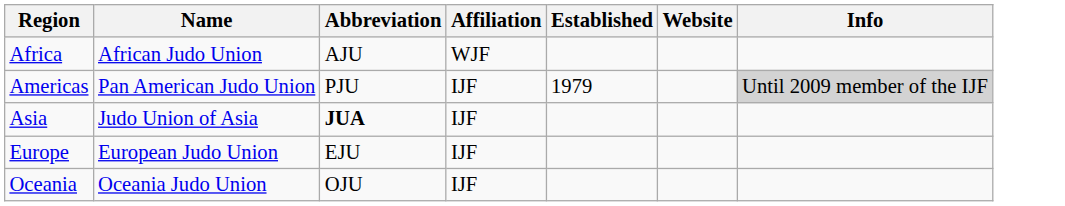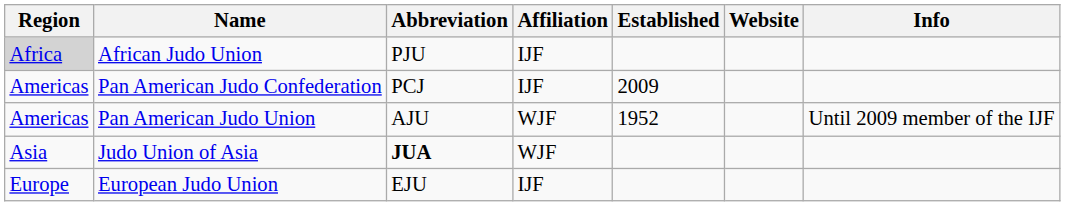(36, 53) no background -> (36, 53) lightgrey background
(344, 53) AJU -> (408, 53) PJU
(470, 53) WJF -> (531, 53) IJF
+ row: (240, 86)
(342, 86) PJU -> (410, 119) AJU
(464, 86) IJF -> (537, 119) WJF
(572, 86) 1979 -> (638, 119) 1952
(865, 86) lightgrey background -> (931, 119) no background
(464, 119) IJF -> (537, 151) WJF
- row: (182, 184)
